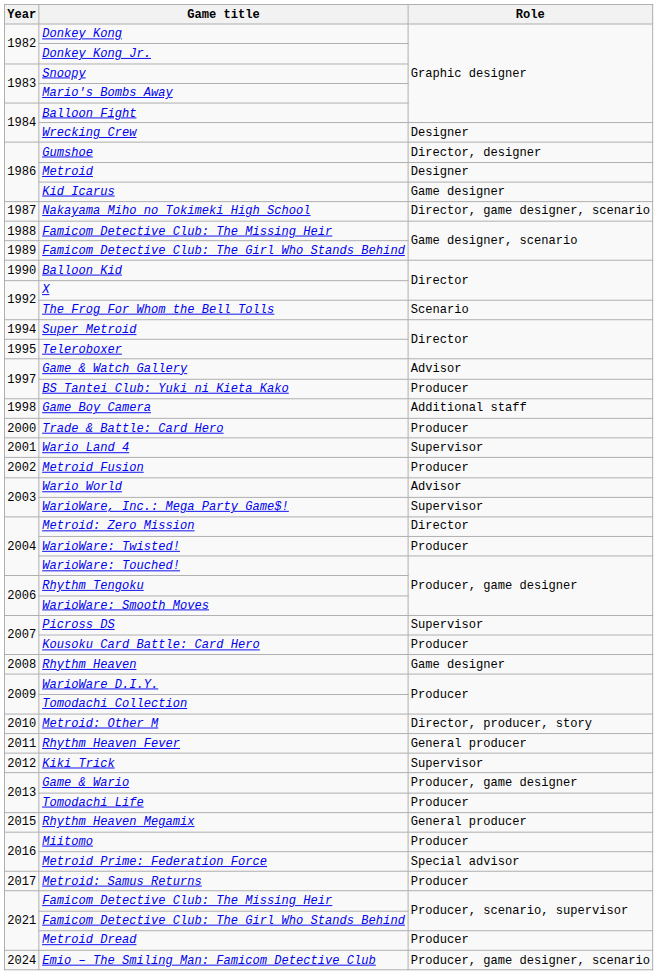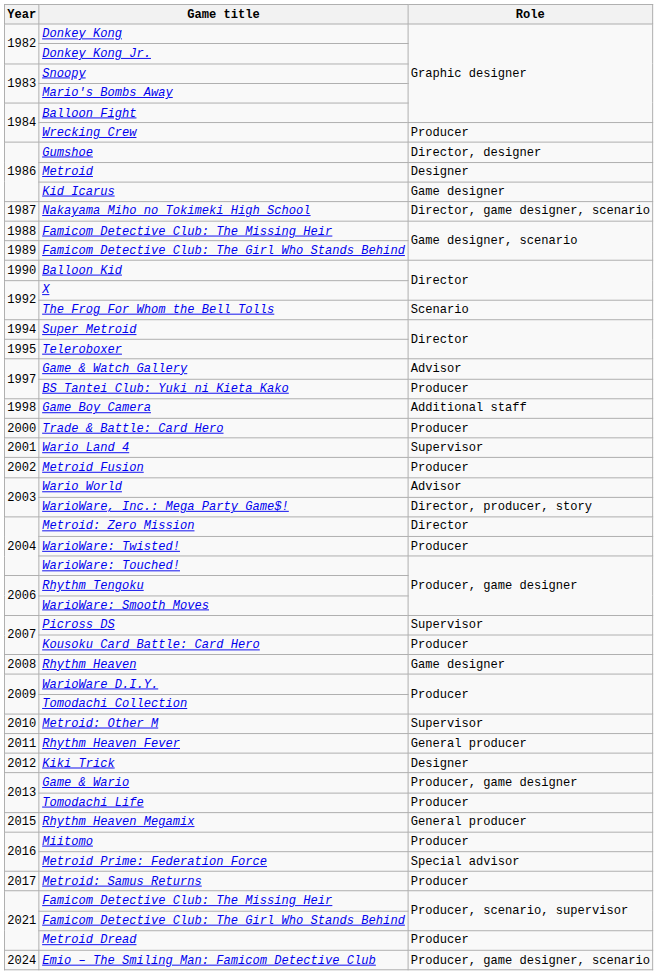(440, 133) Designer -> (440, 133) Producer
(447, 507) Supervisor -> (501, 507) Director, producer, story
(501, 724) Director, producer, story -> (447, 724) Supervisor
(447, 763) Supervisor -> (440, 763) Designer
